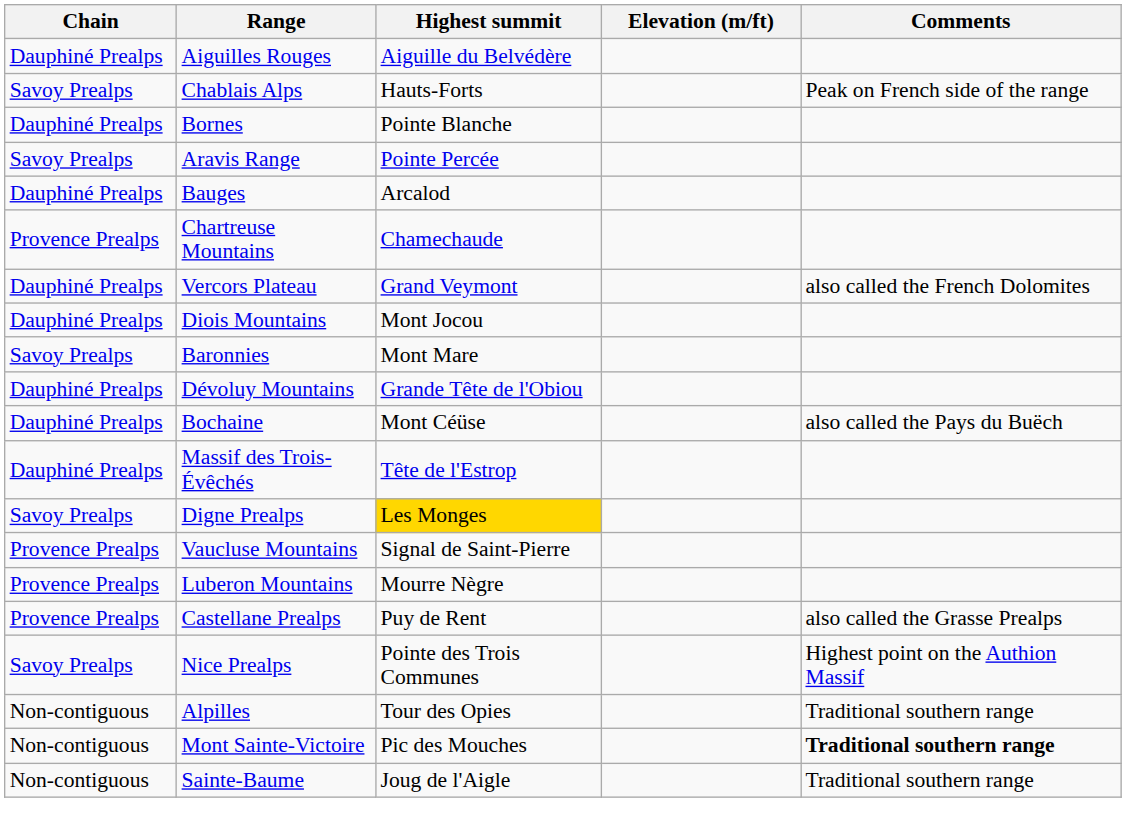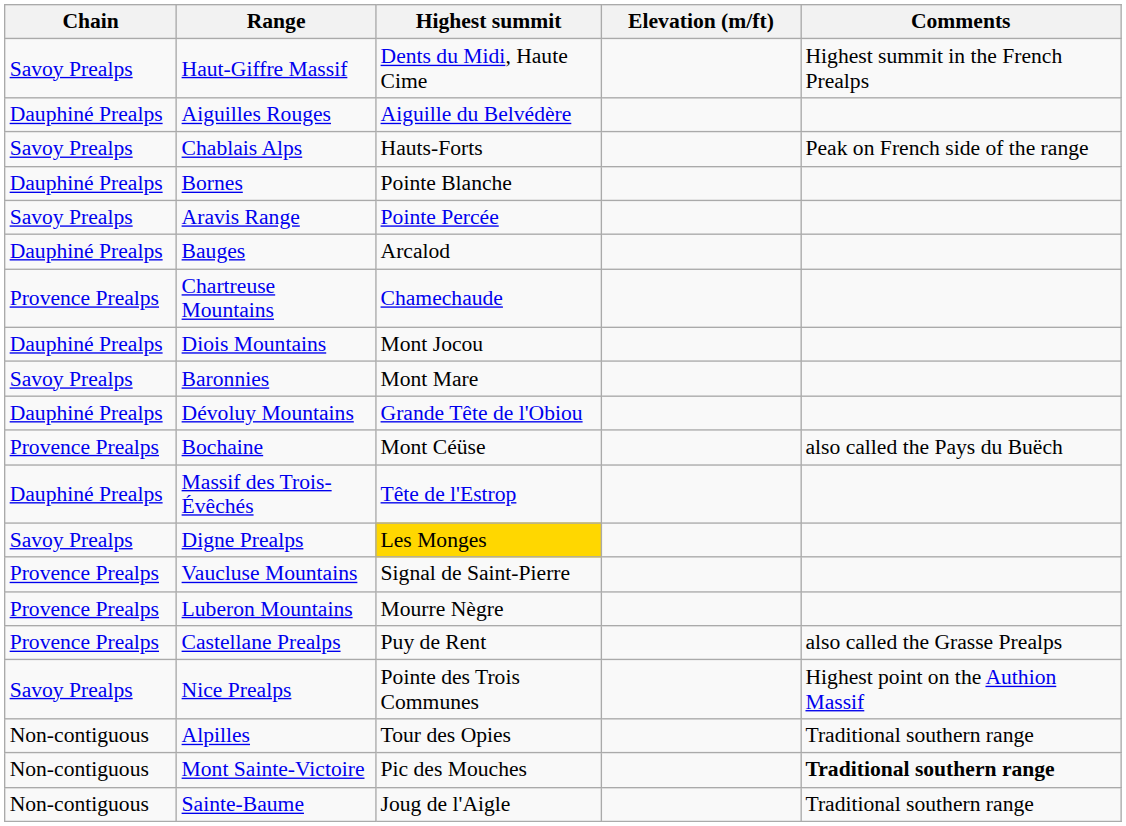+ row: (264, 68)
- row: (249, 285)
(86, 422) Dauphiné Prealps -> (84, 447) Provence Prealps
